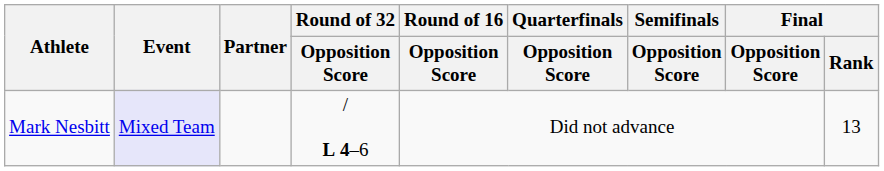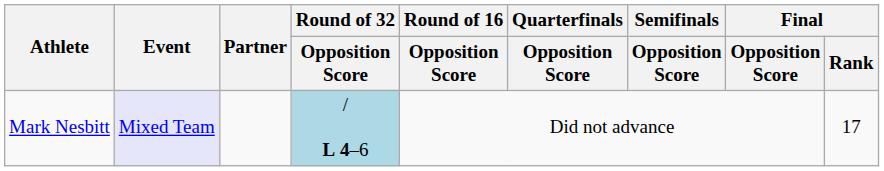(345, 128) no background -> (345, 128) lightblue background
(851, 128) 13 -> (851, 128) 17
